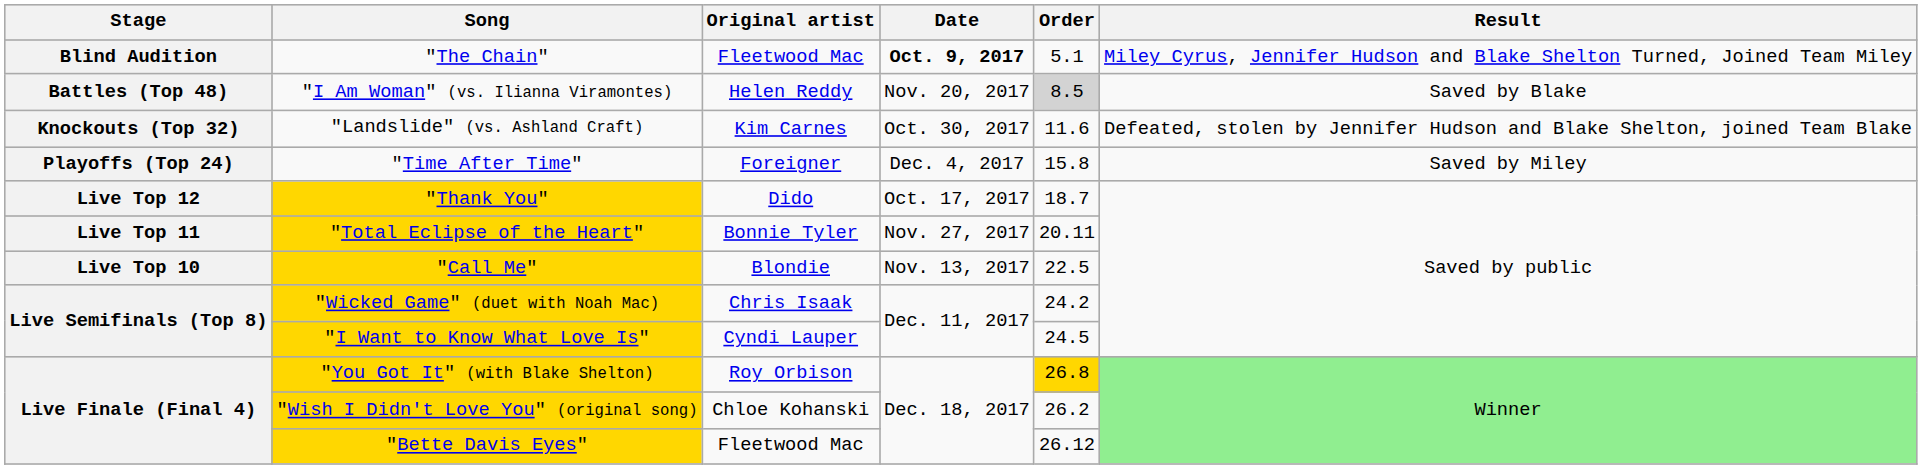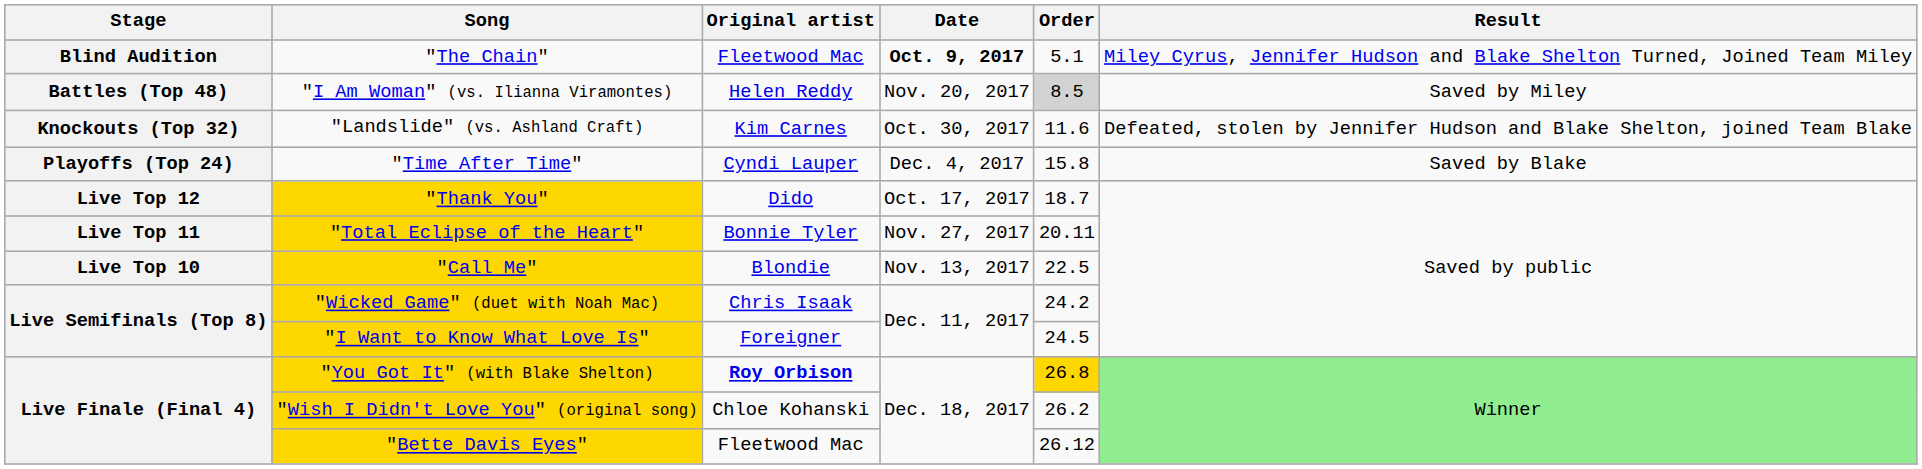(1508, 92) Saved by Blake -> (1508, 92) Saved by Miley
(791, 164) Foreigner -> (791, 164) Cyndi Lauper
(1508, 164) Saved by Miley -> (1508, 164) Saved by Blake
(791, 338) Cyndi Lauper -> (791, 338) Foreigner
(791, 374) normal -> (791, 374) bold
